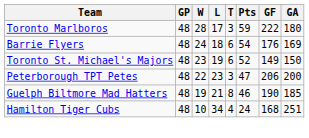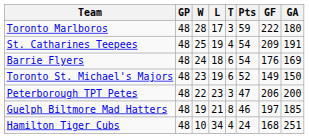+ row: (72, 45)
(270, 93) 190 -> (270, 109) 197
